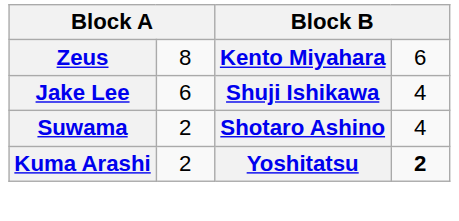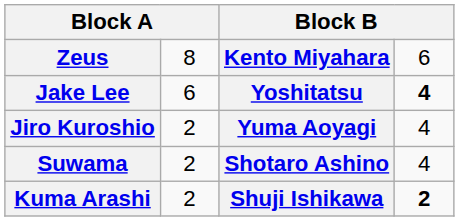(303, 92) Shuji Ishikawa -> (307, 92) Yoshitatsu
(420, 92) normal -> (424, 92) bold
+ row: (83, 127)
(303, 163) Yoshitatsu -> (307, 198) Shuji Ishikawa
